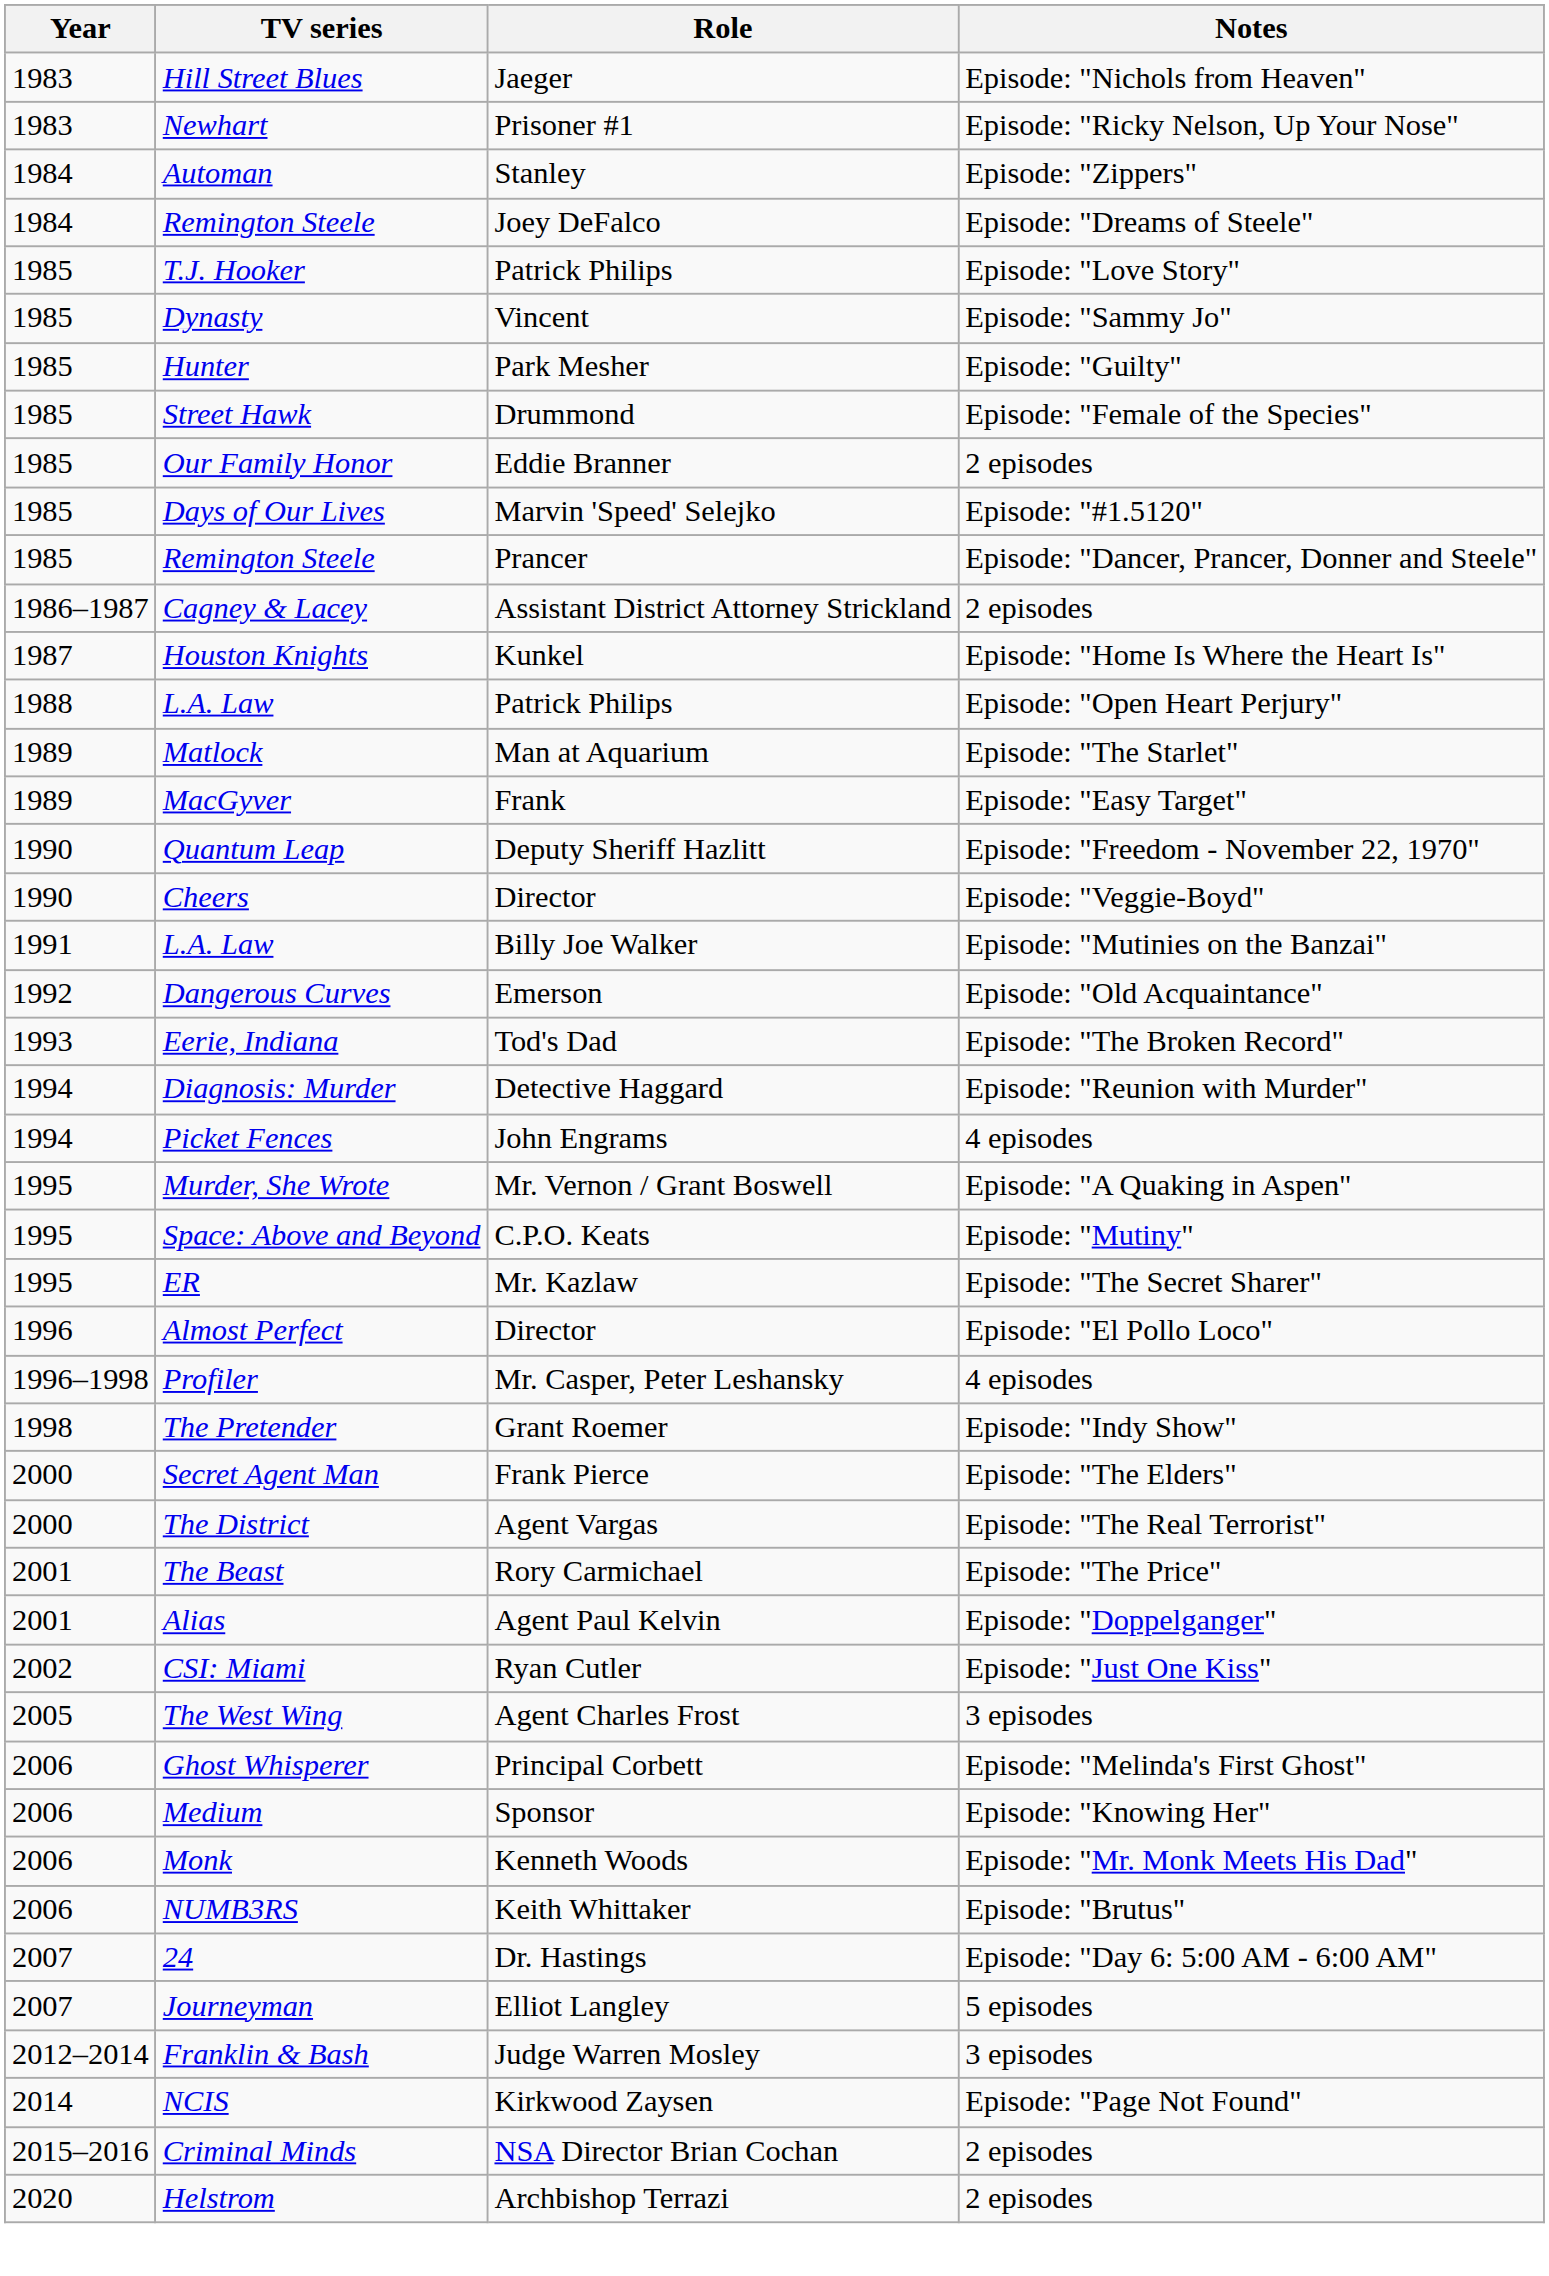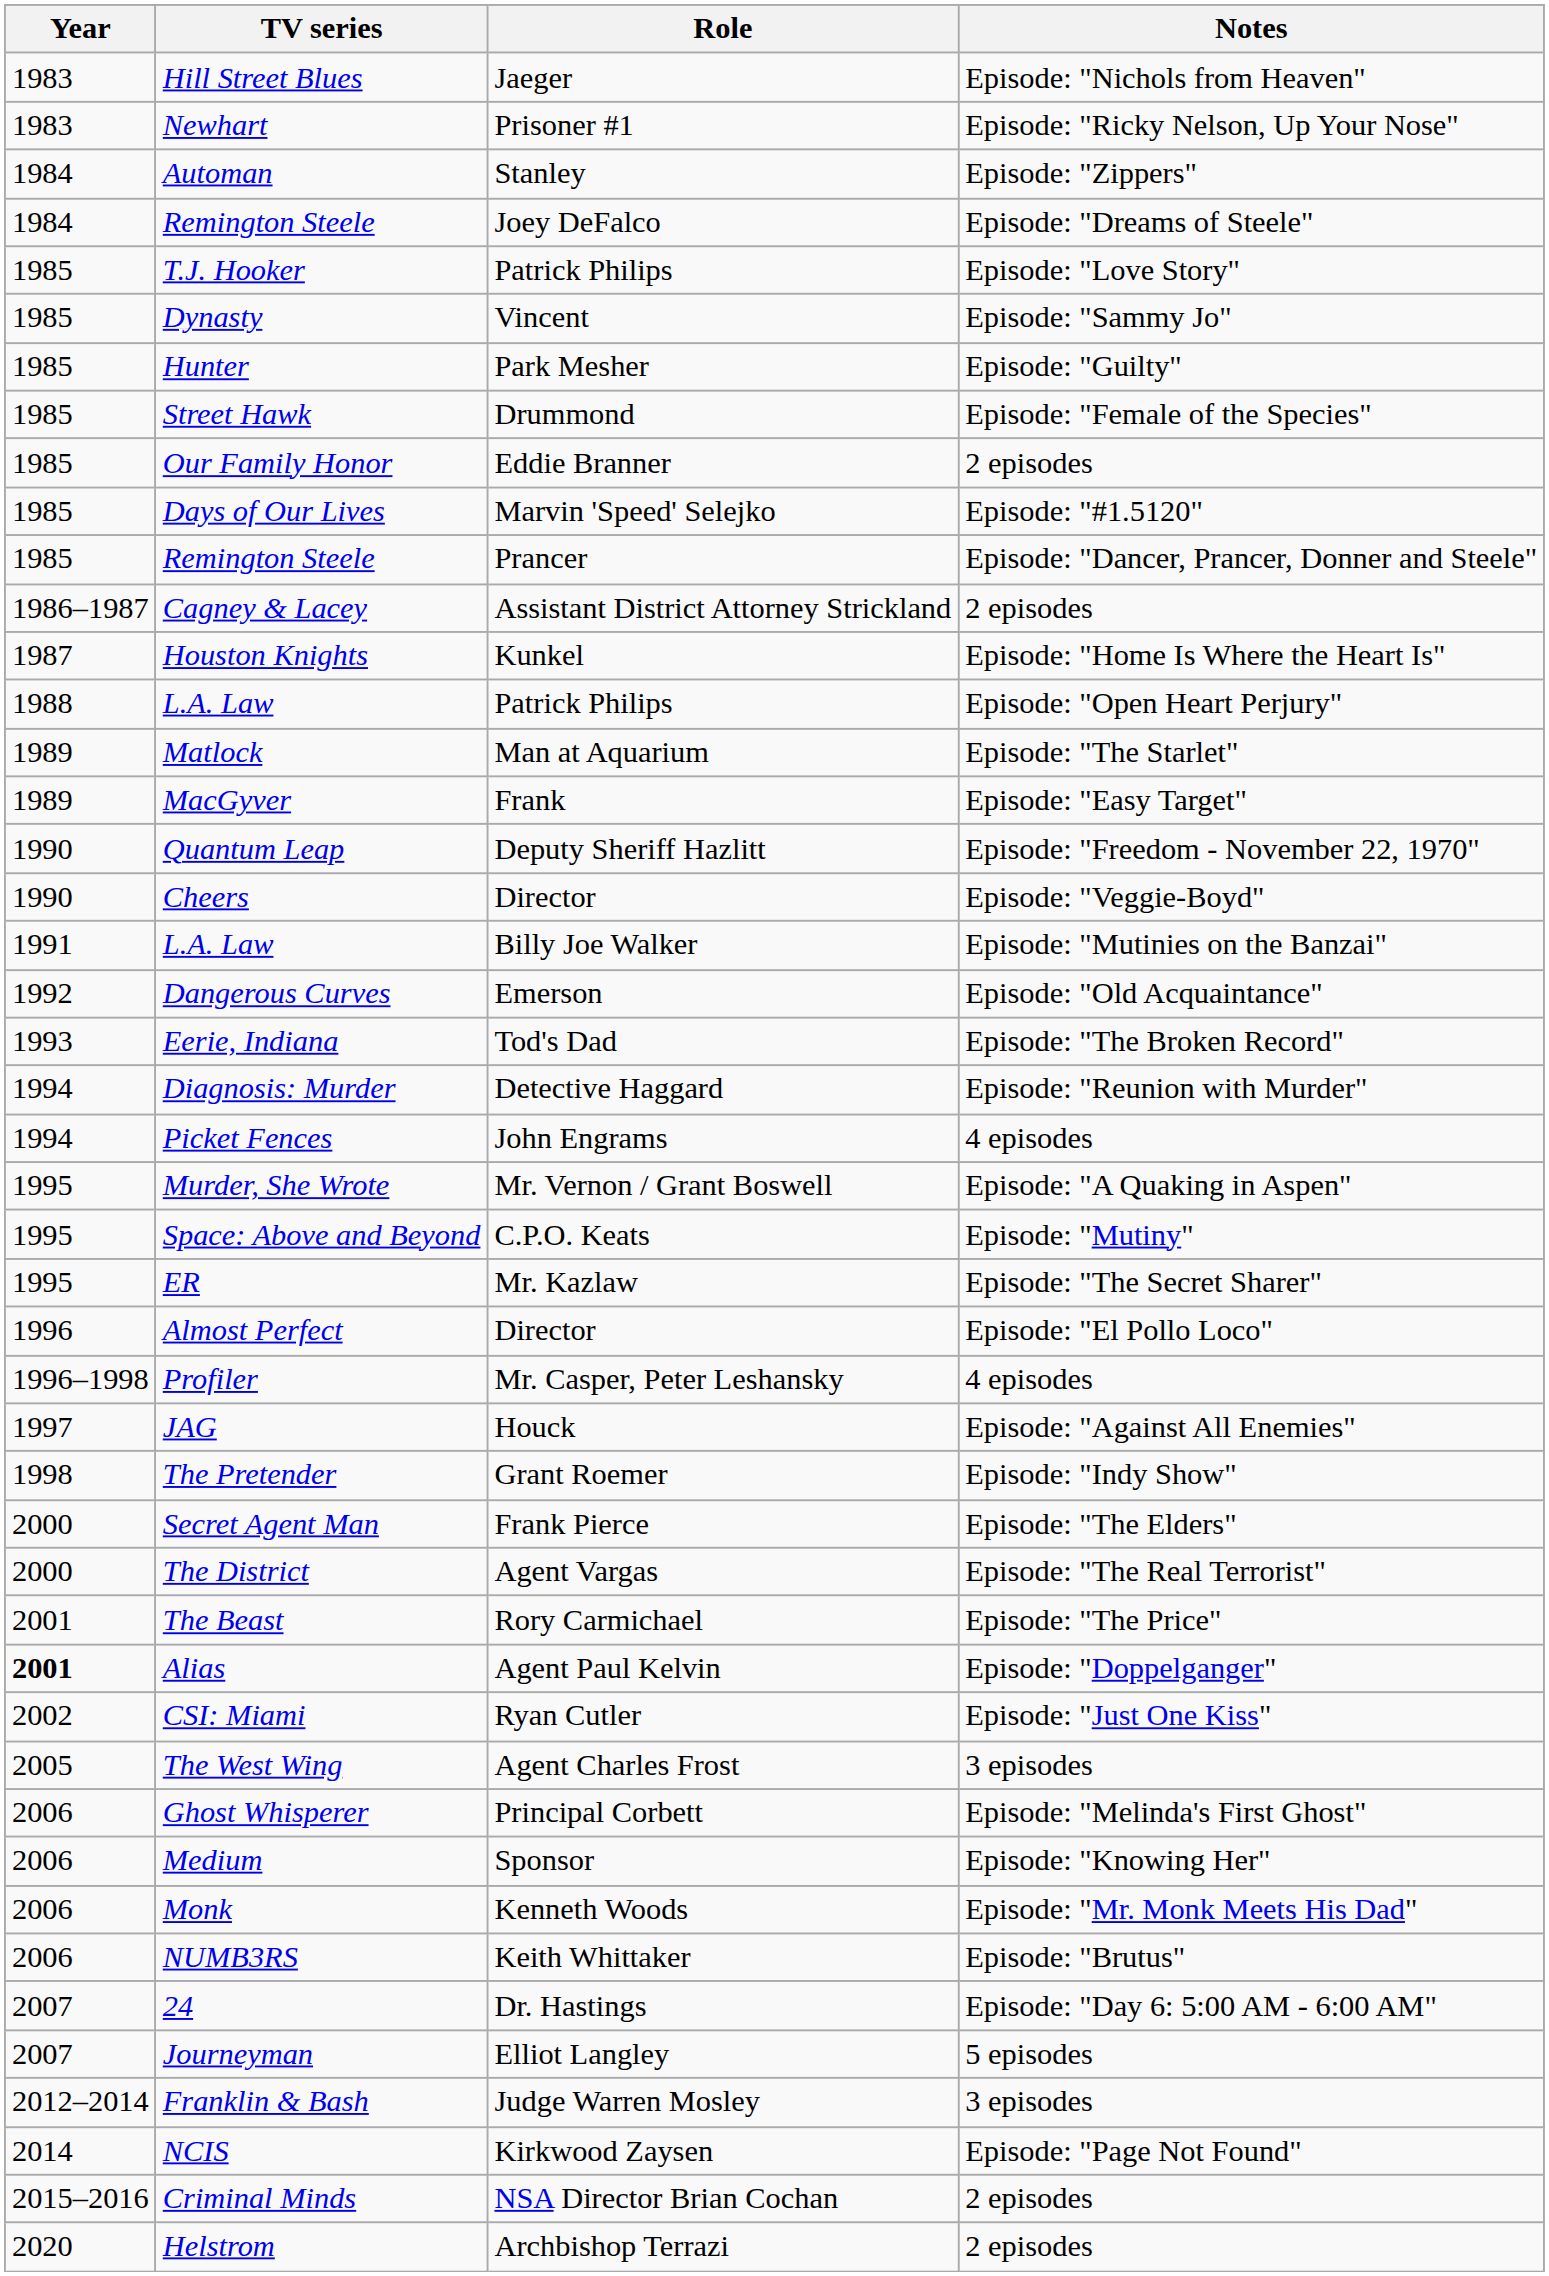+ row: (190, 1426)
(42, 1619) normal -> (42, 1667) bold
